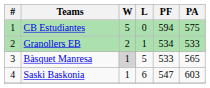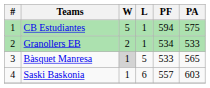(144, 28) 0 -> (144, 28) 1
(166, 75) 547 -> (166, 75) 557
